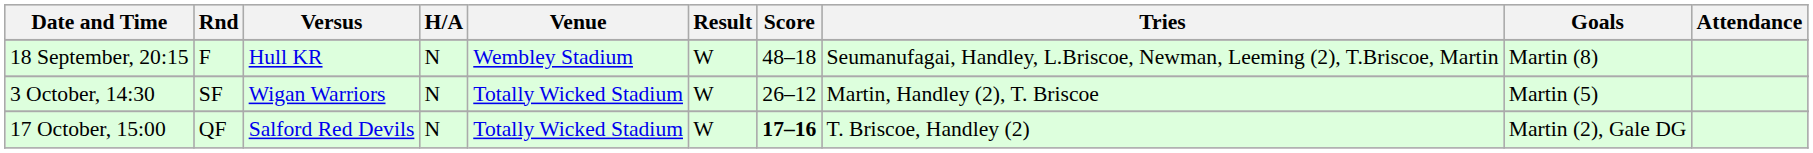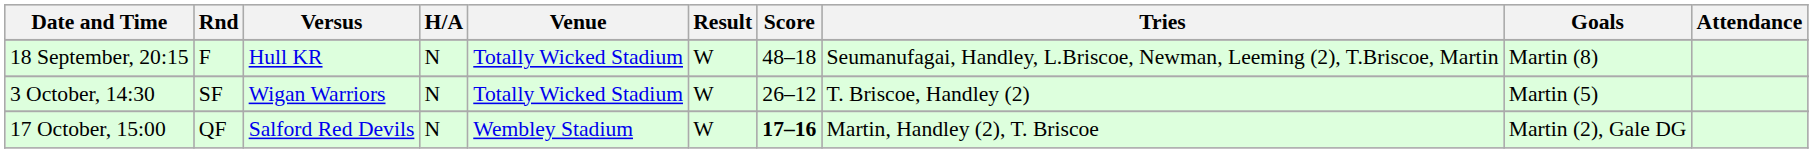(553, 57) Wembley Stadium -> (578, 57) Totally Wicked Stadium
(963, 93) Martin, Handley (2), T. Briscoe -> (928, 93) T. Briscoe, Handley (2)
(578, 128) Totally Wicked Stadium -> (553, 128) Wembley Stadium
(928, 128) T. Briscoe, Handley (2) -> (963, 128) Martin, Handley (2), T. Briscoe
